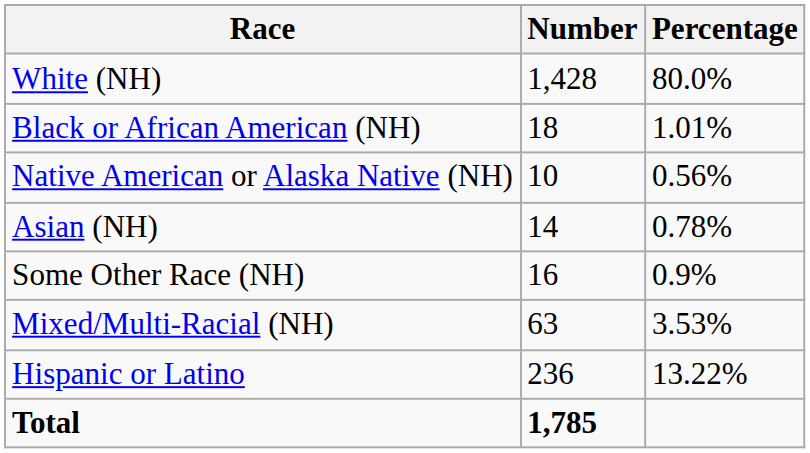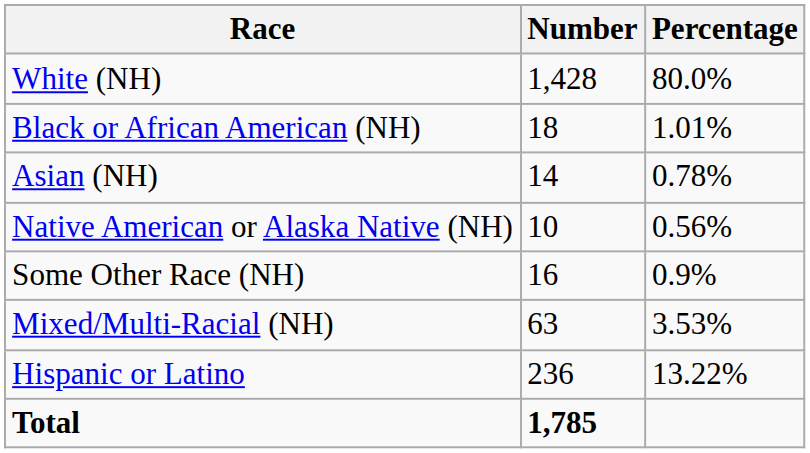rows swapped: (263, 176) <-> (85, 226)
